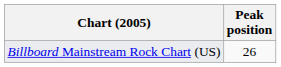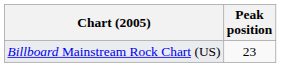(250, 51) 26 -> (250, 51) 23
